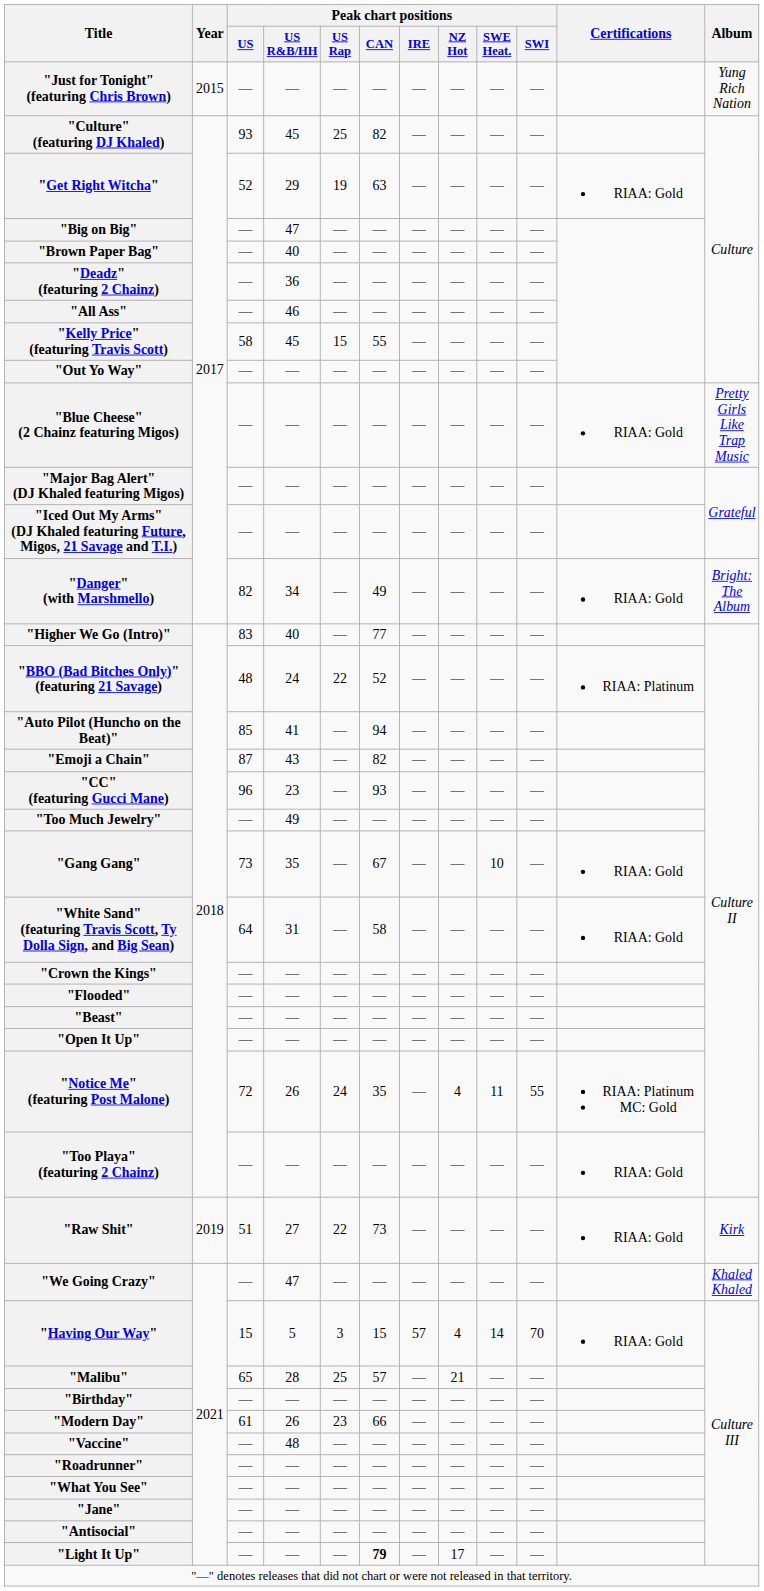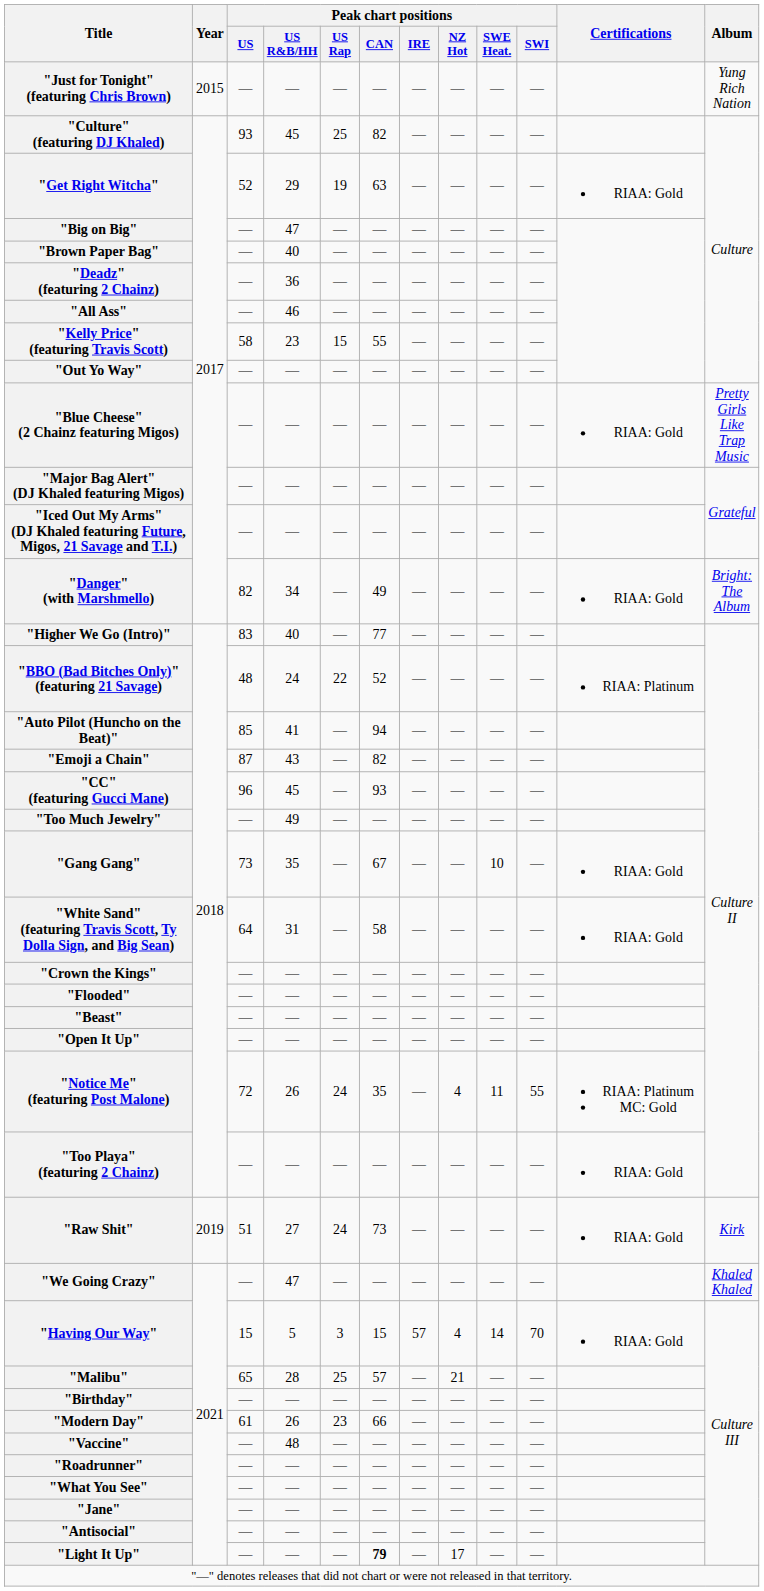(292, 341) 45 -> (292, 341) 23
(292, 790) 23 -> (292, 790) 45
(340, 1230) 22 -> (340, 1230) 24
